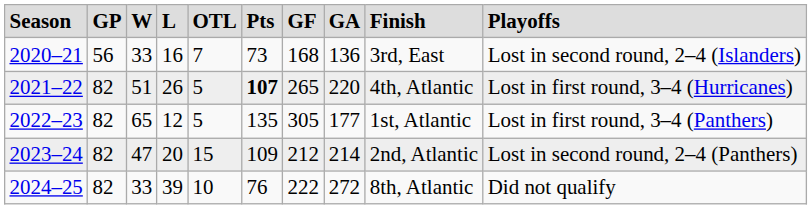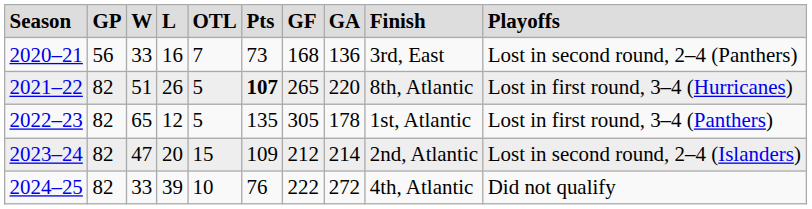(644, 54) Lost in second round, 2–4 (Islanders) -> (643, 54) Lost in second round, 2–4 (Panthers)
(422, 87) 4th, Atlantic -> (422, 87) 8th, Atlantic
(344, 120) 177 -> (344, 120) 178
(643, 154) Lost in second round, 2–4 (Panthers) -> (644, 154) Lost in second round, 2–4 (Islanders)
(422, 187) 8th, Atlantic -> (422, 187) 4th, Atlantic
